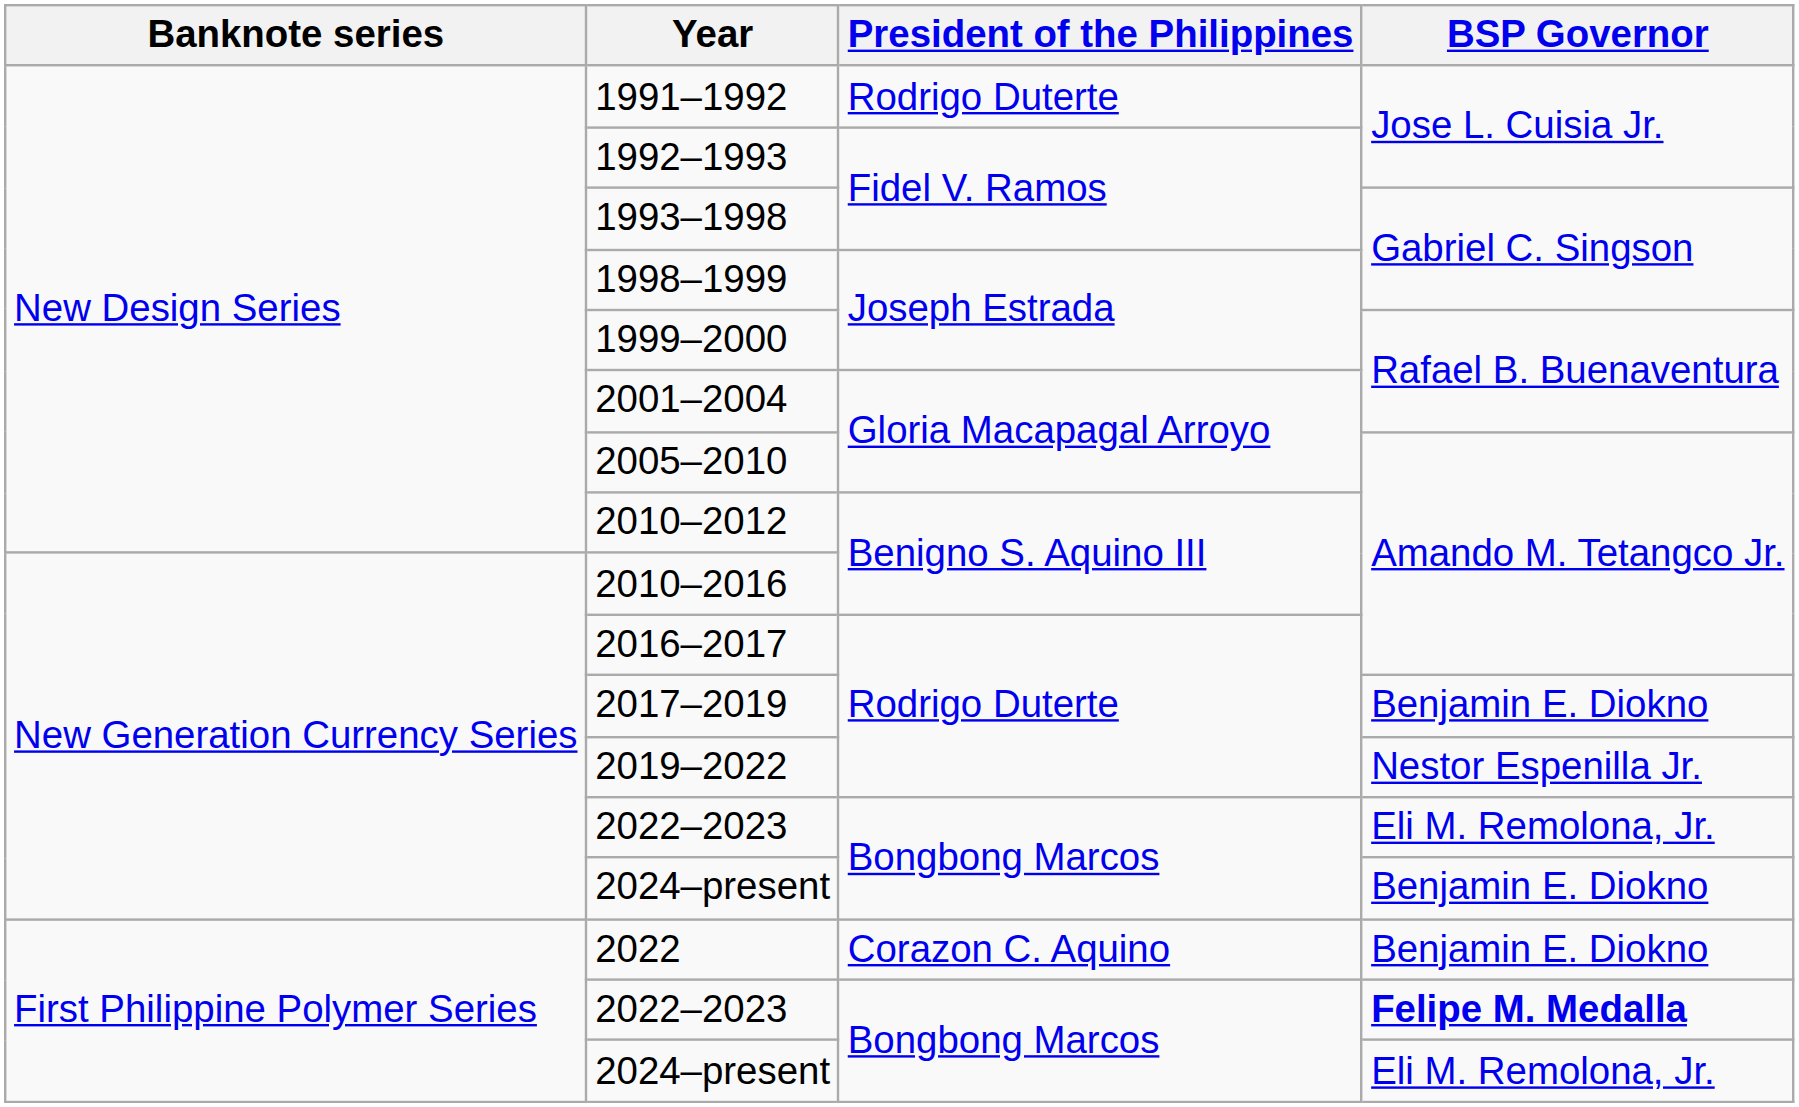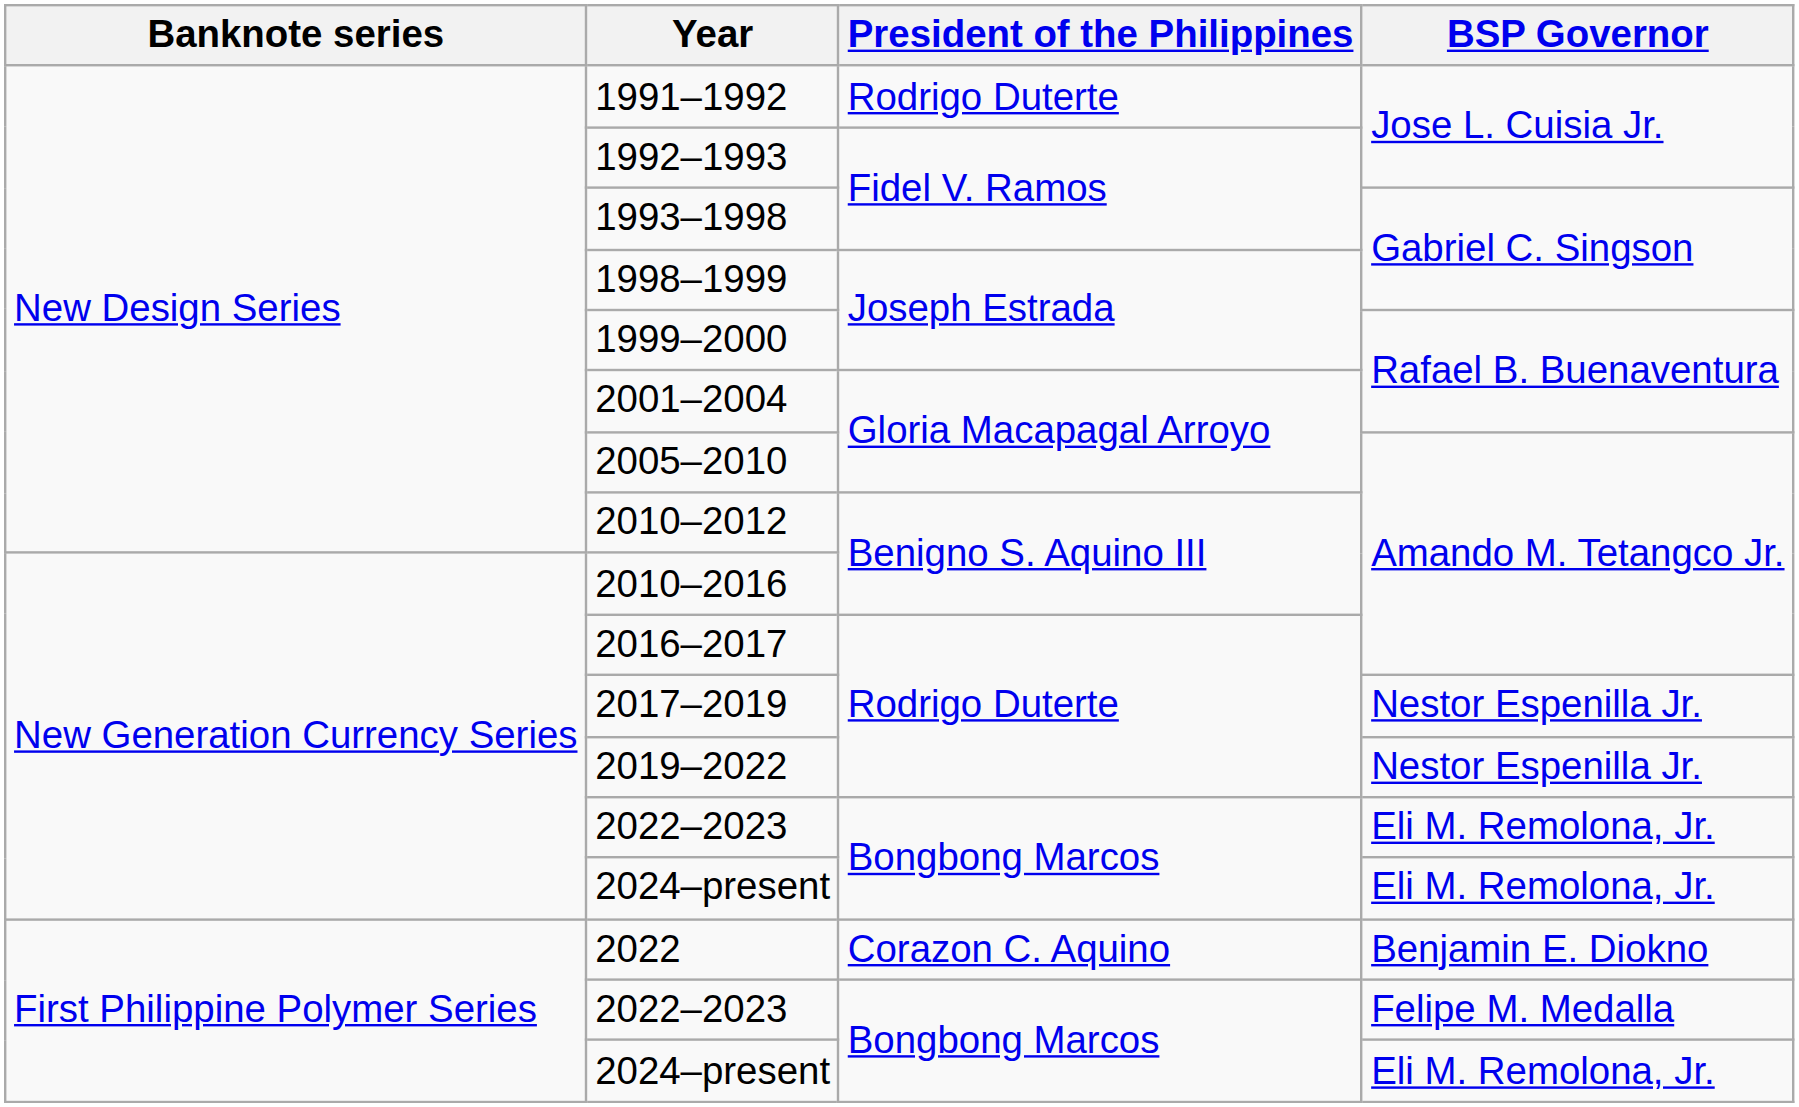(1540, 704) Benjamin E. Diokno -> (1537, 704) Nestor Espenilla Jr.
(1540, 887) Benjamin E. Diokno -> (1543, 887) Eli M. Remolona, Jr.
(1529, 1009) bold -> (1523, 1009) normal
